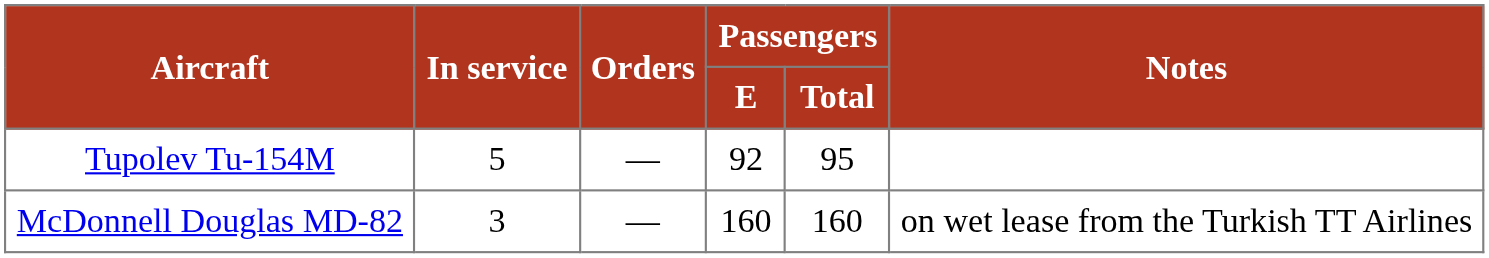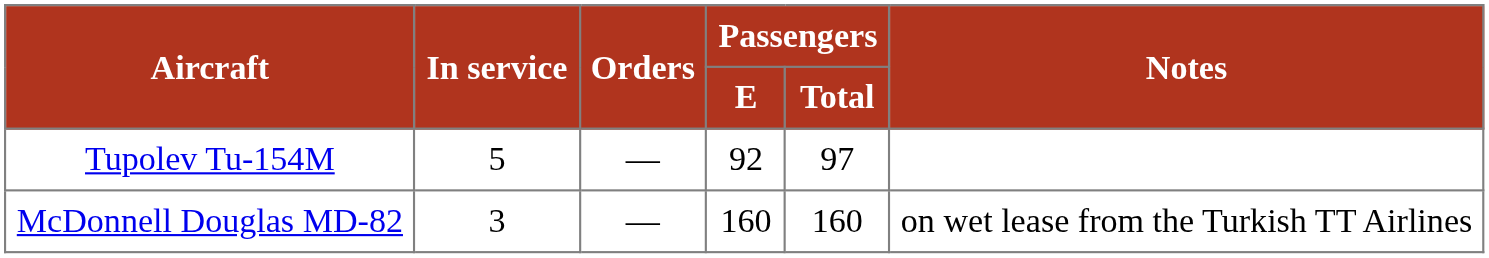(837, 158) 95 -> (837, 158) 97
